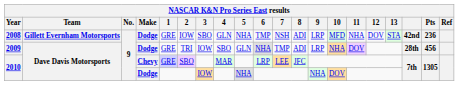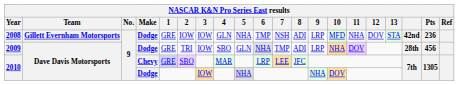(205, 36) SBO -> (205, 36) IOW
